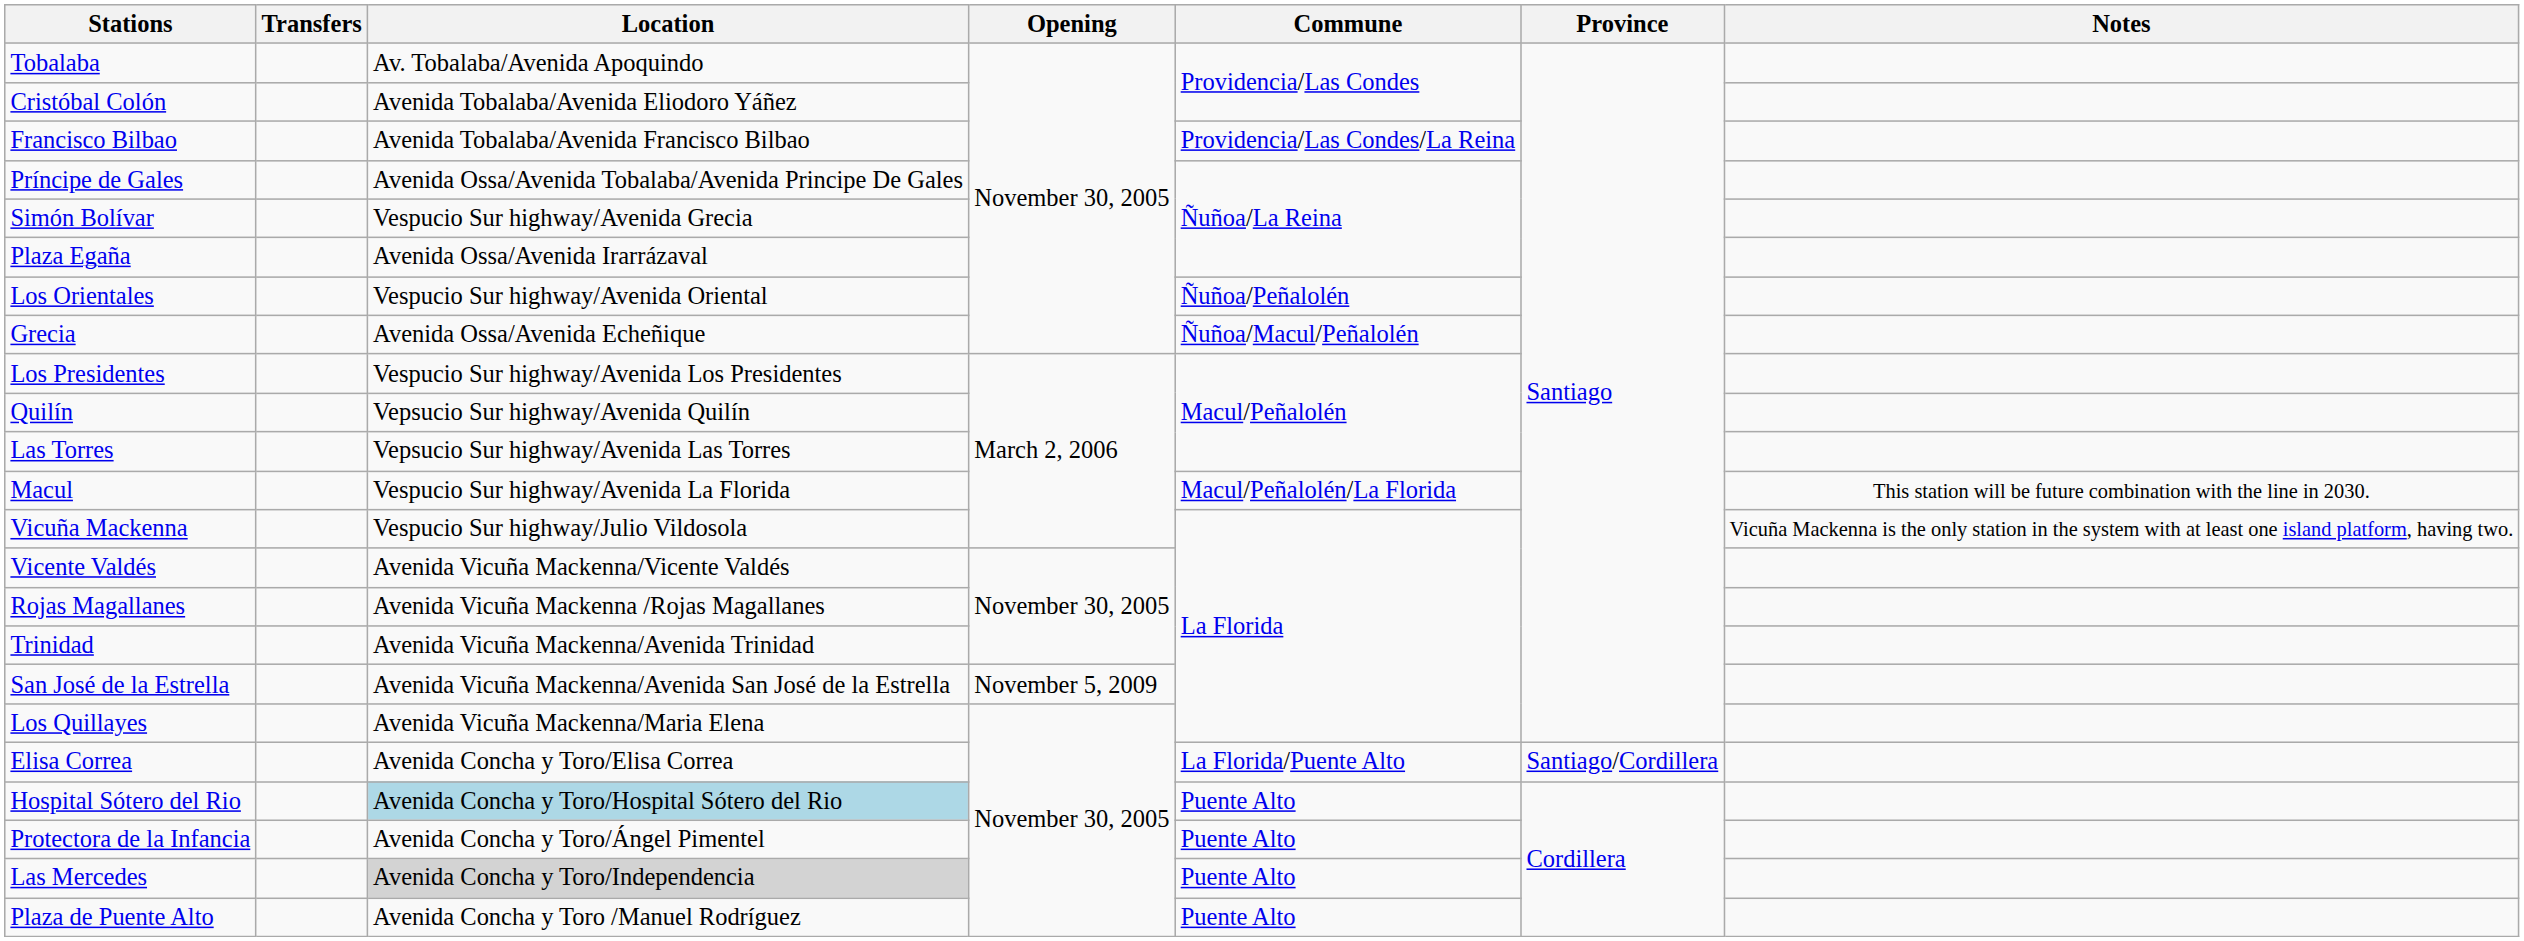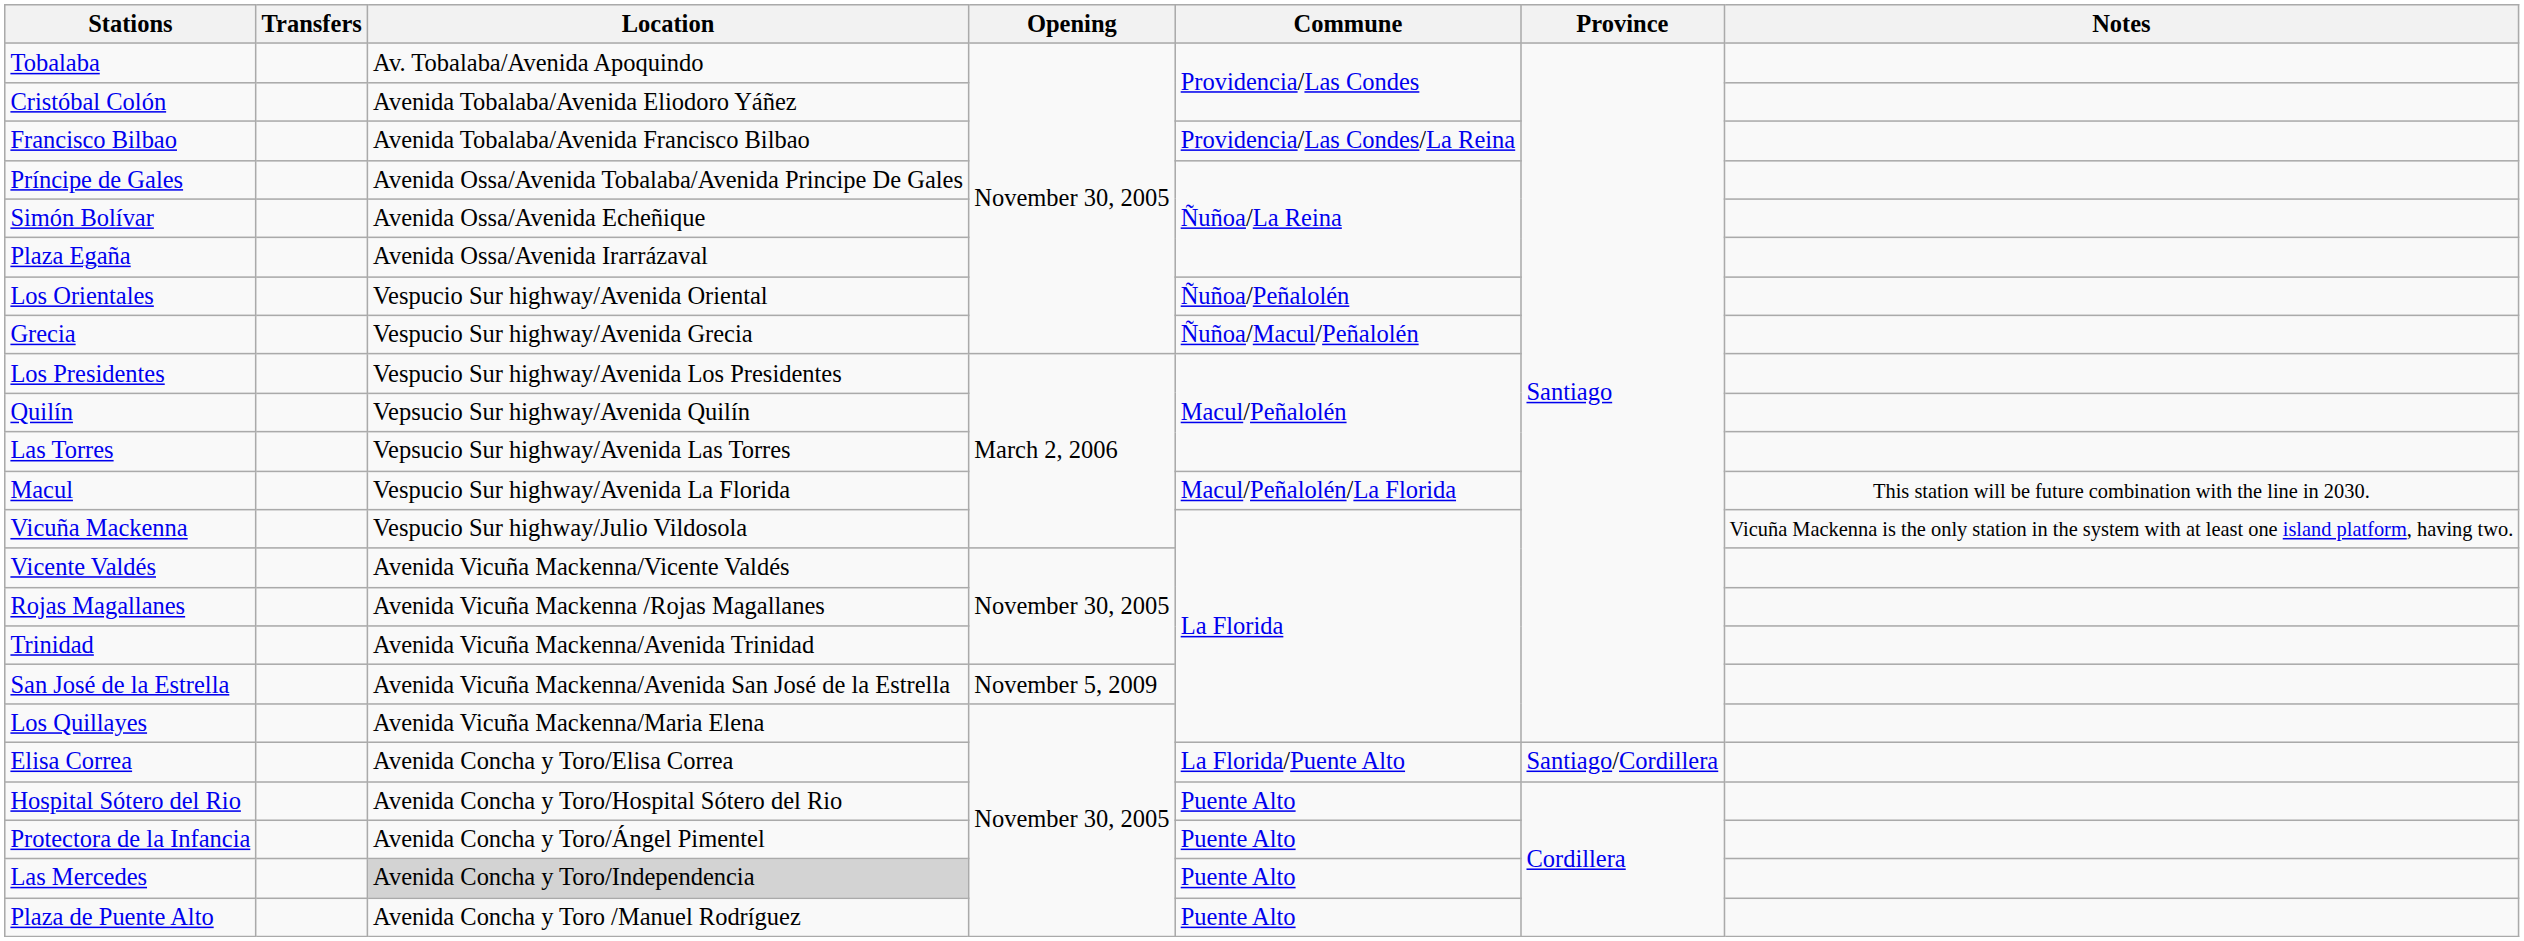(563, 218) Vespucio Sur highway/Avenida Grecia -> (539, 218) Avenida Ossa/Avenida Echeñique
(539, 334) Avenida Ossa/Avenida Echeñique -> (563, 334) Vespucio Sur highway/Avenida Grecia
(608, 800) lightblue background -> (608, 800) no background
